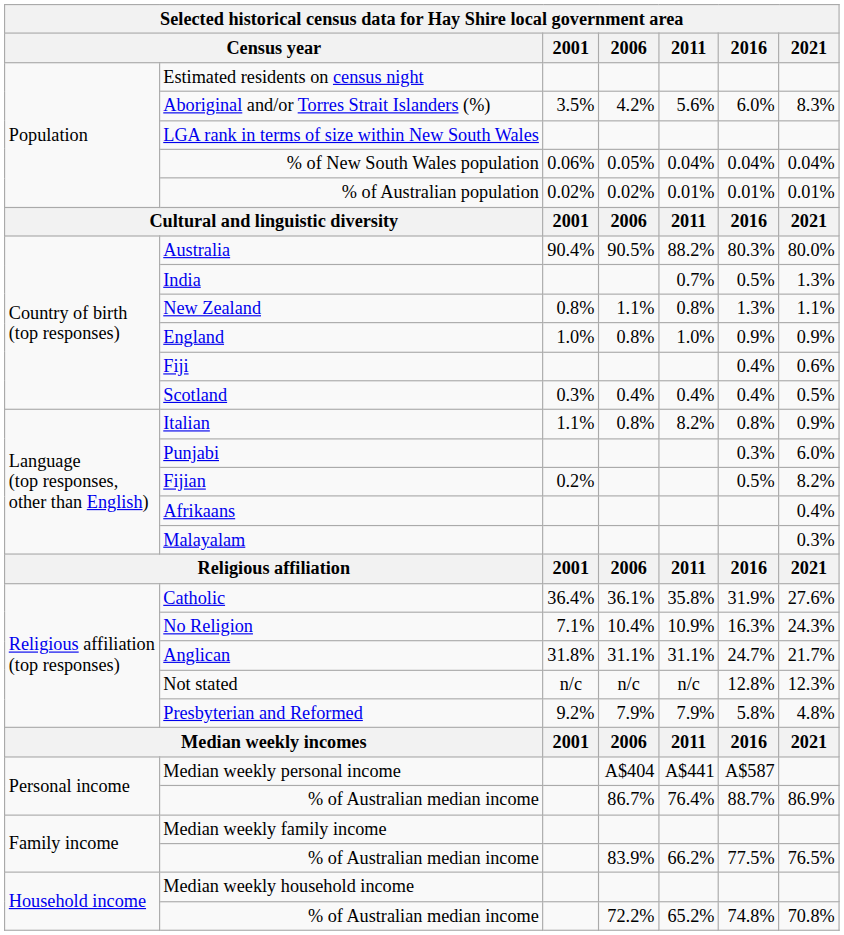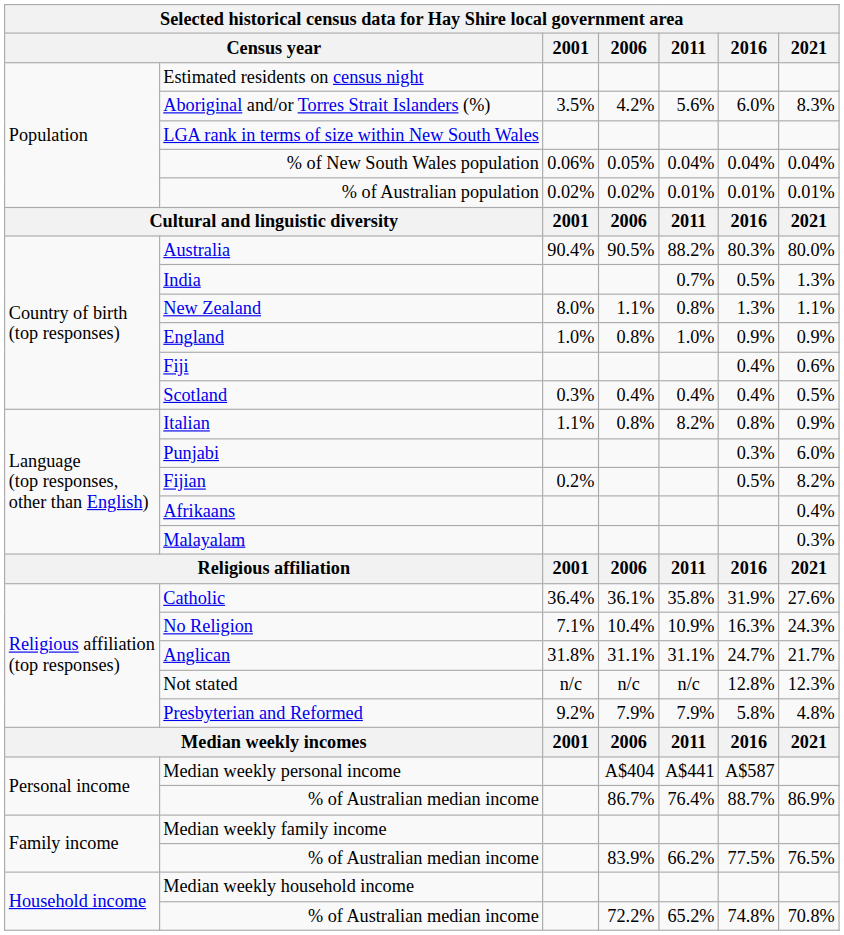(575, 308) 0.8% -> (575, 308) 8.0%
